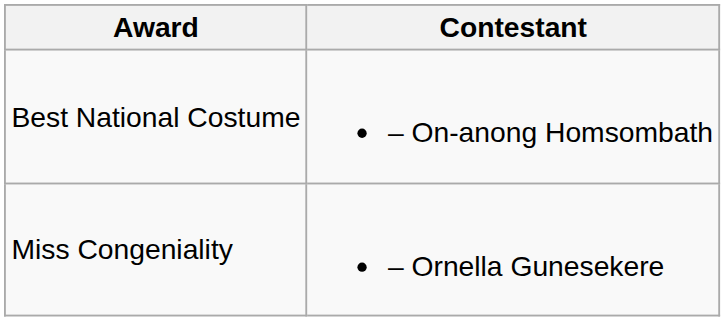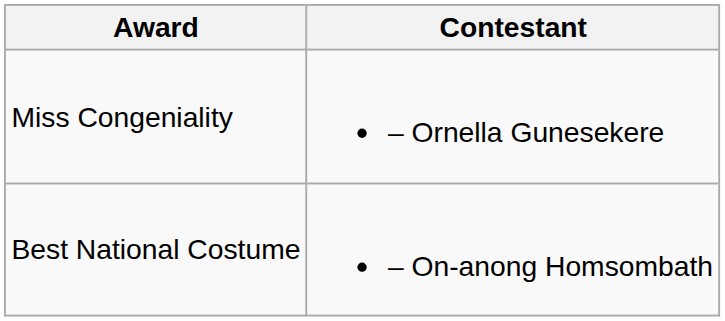rows swapped: (156, 116) <-> (122, 249)
